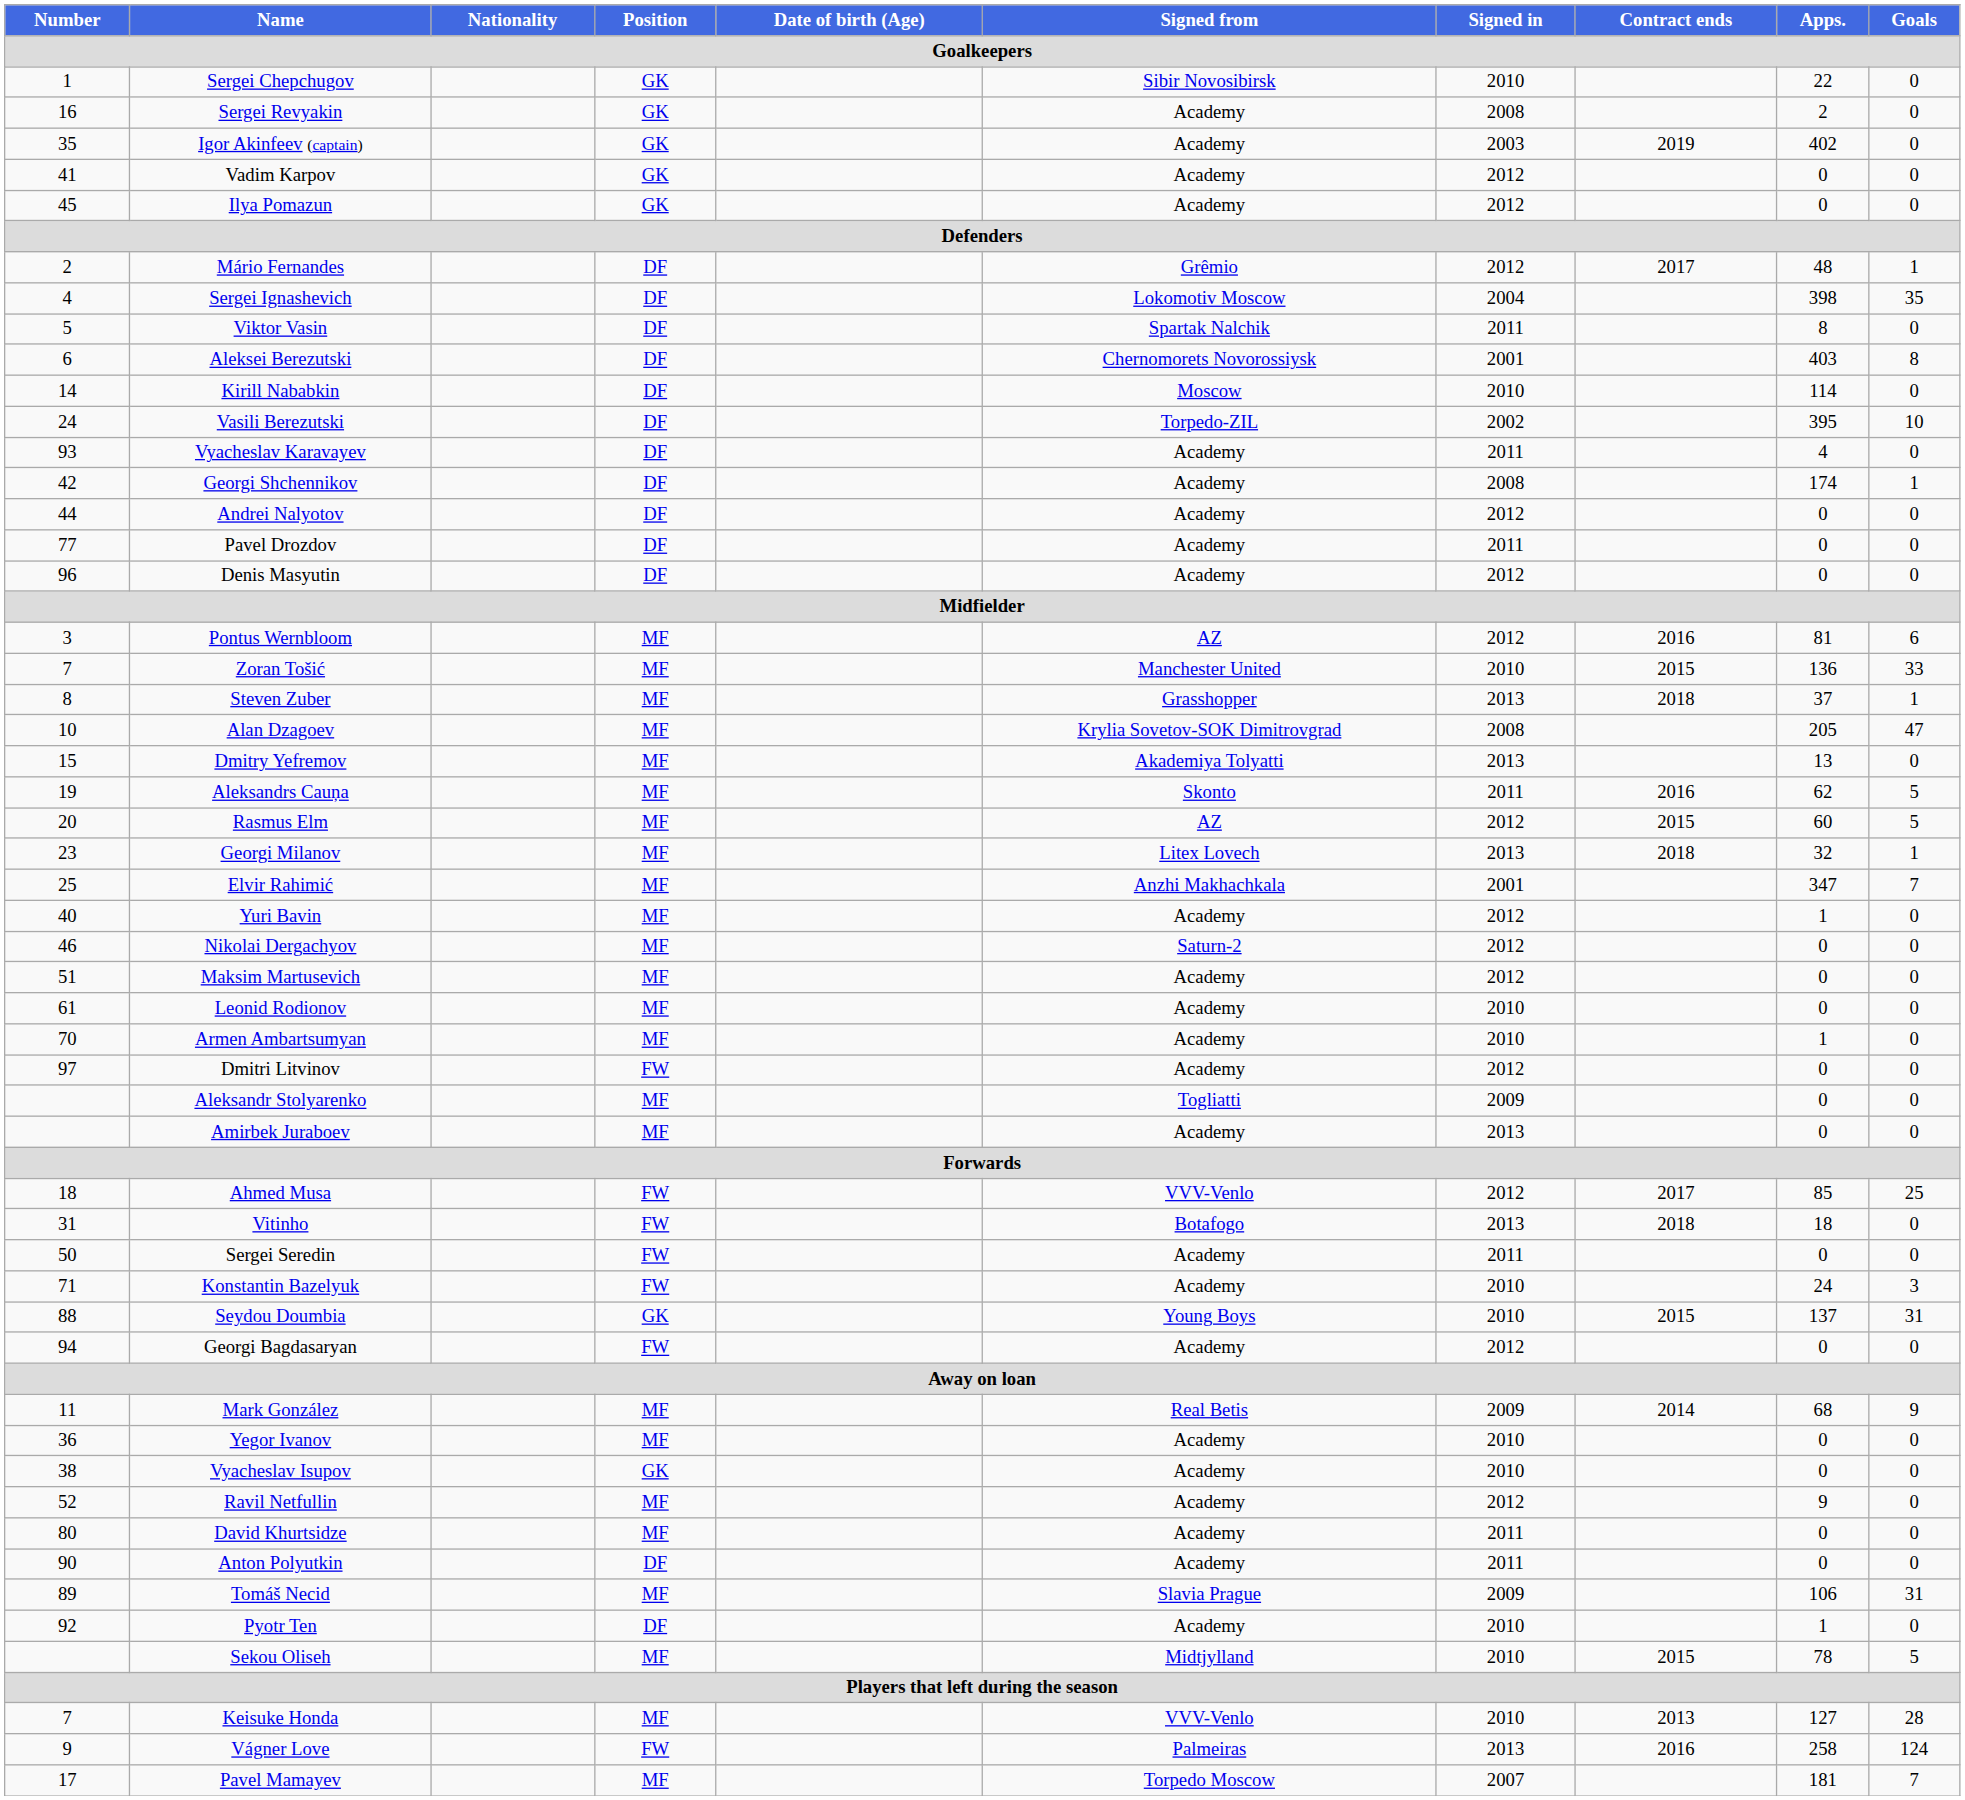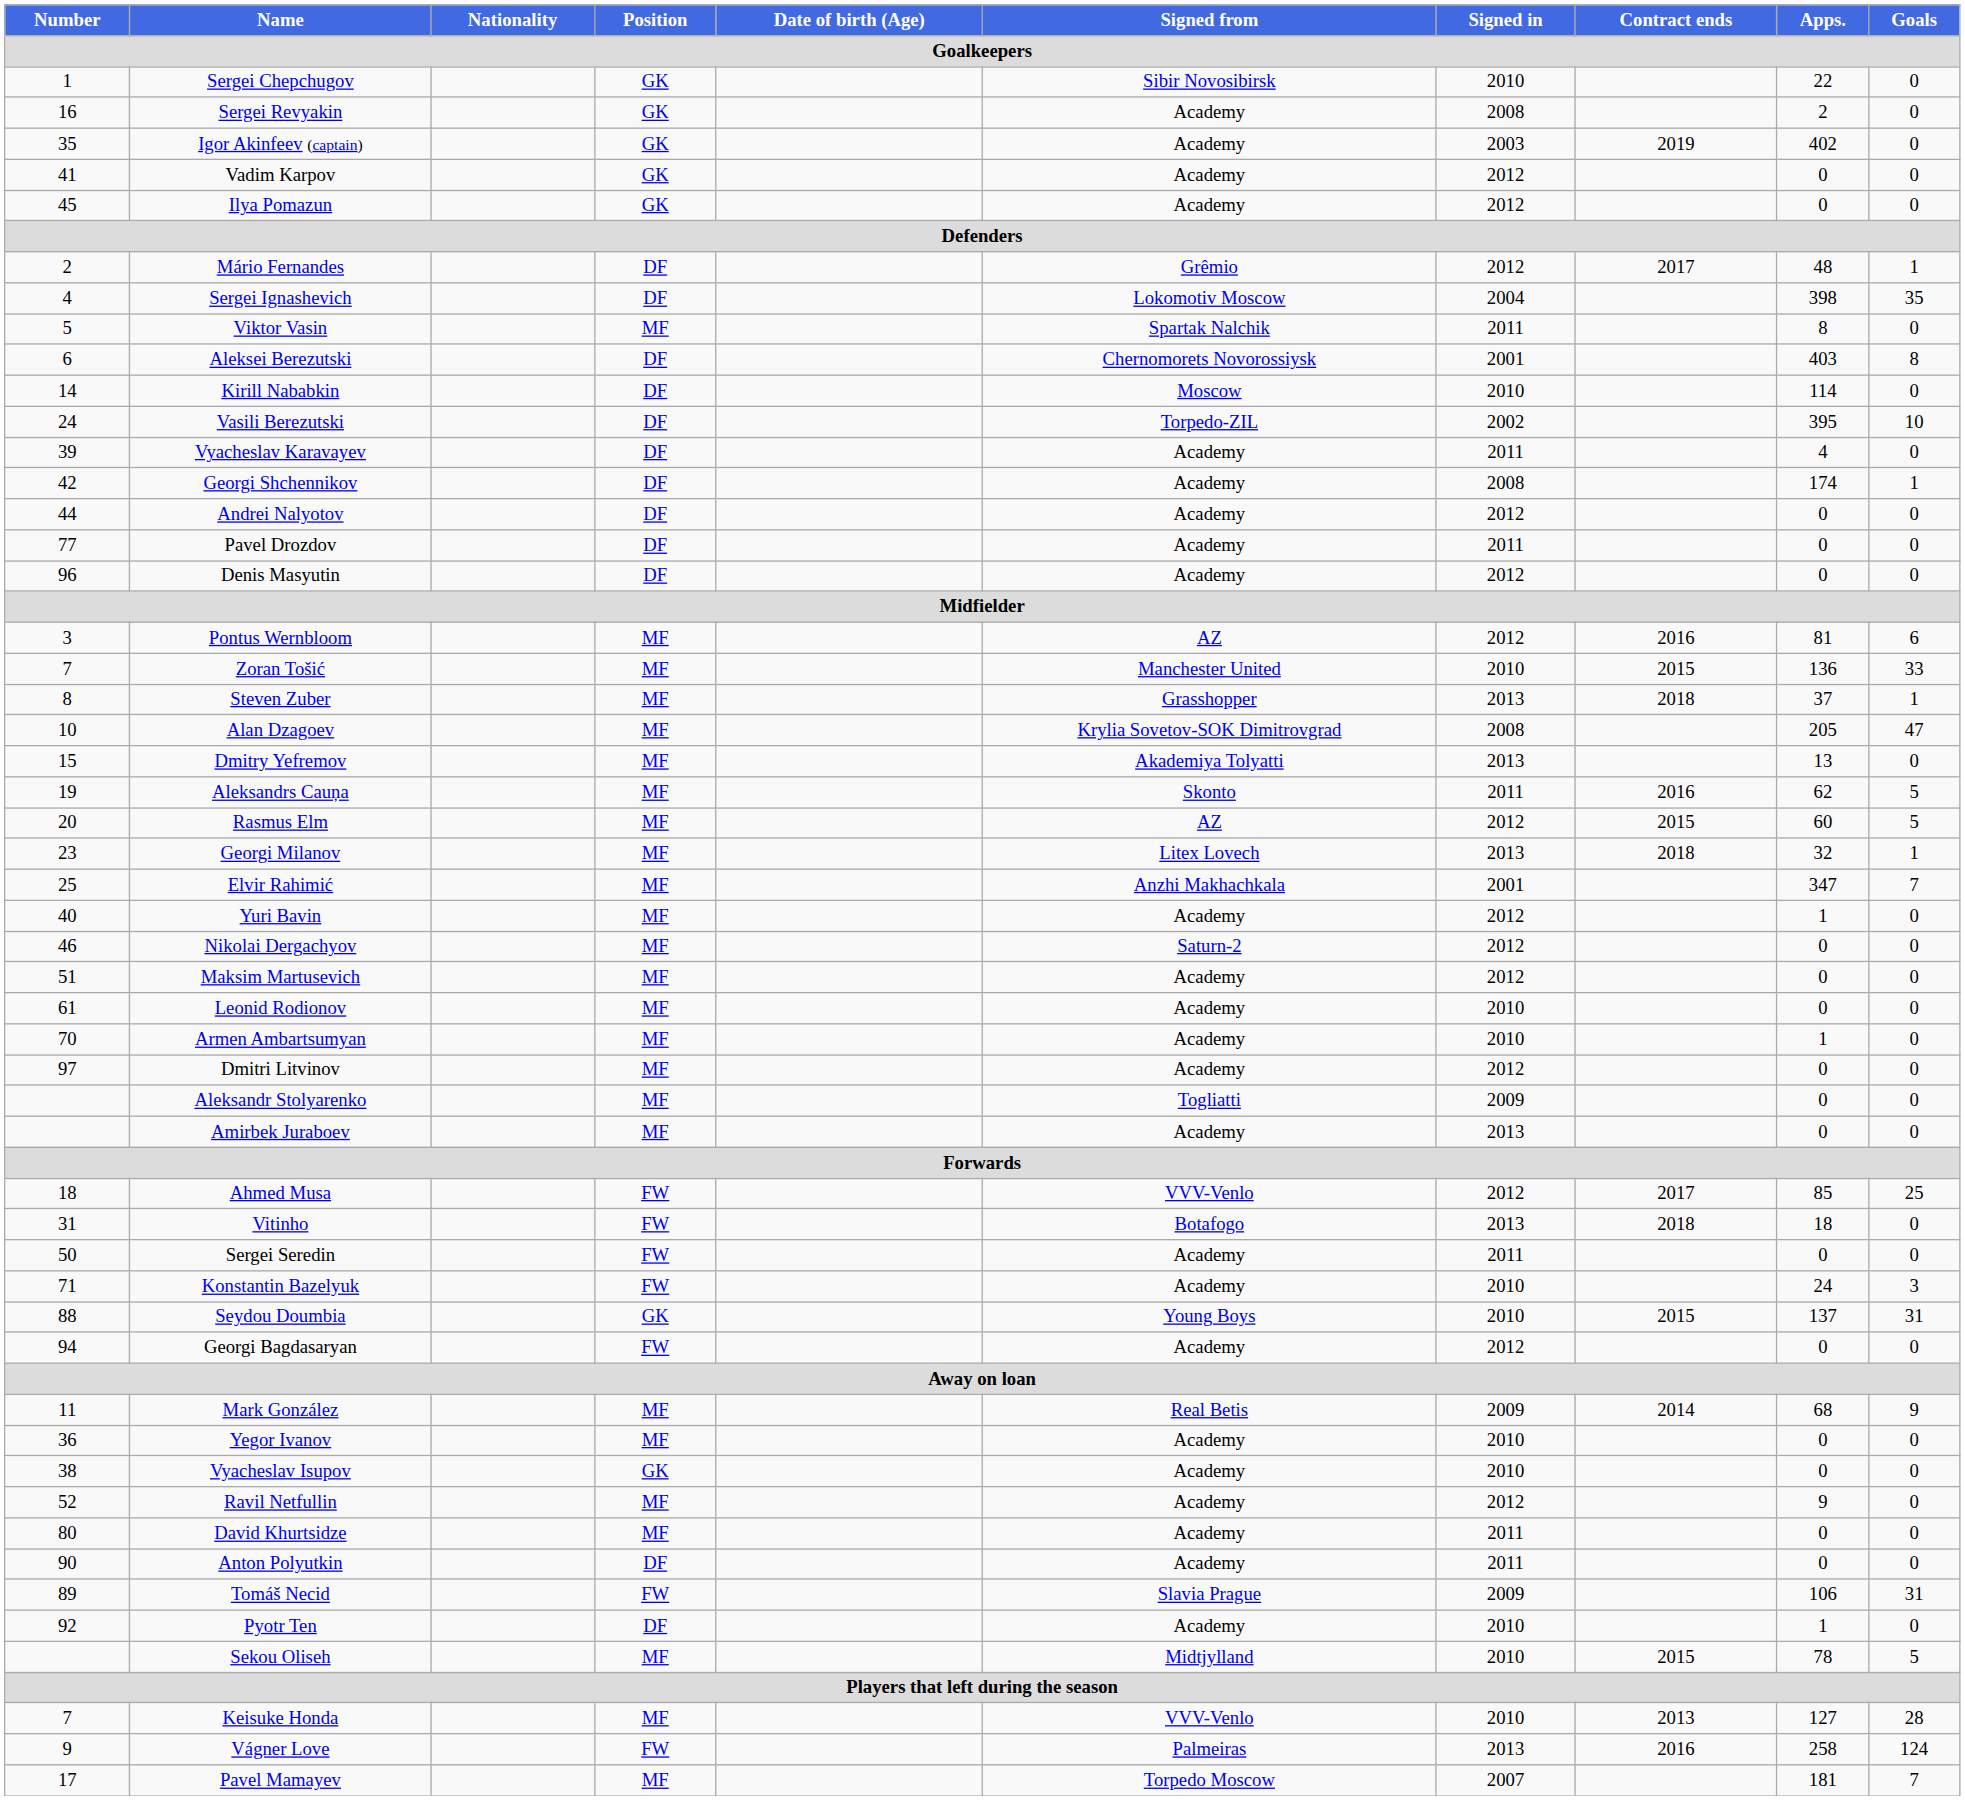(655, 329) DF -> (655, 329) MF
(67, 452) 93 -> (67, 452) 39
(655, 1070) FW -> (655, 1070) MF
(655, 1594) MF -> (655, 1594) FW
